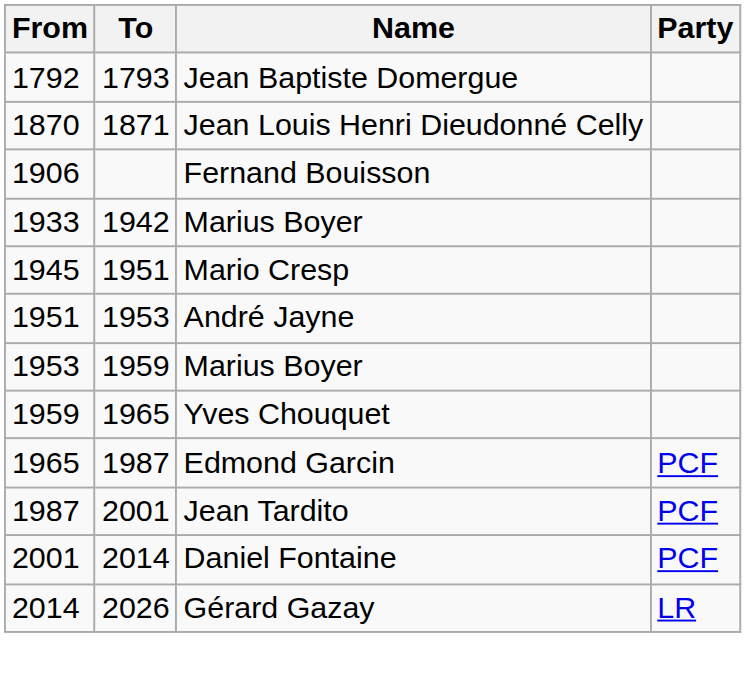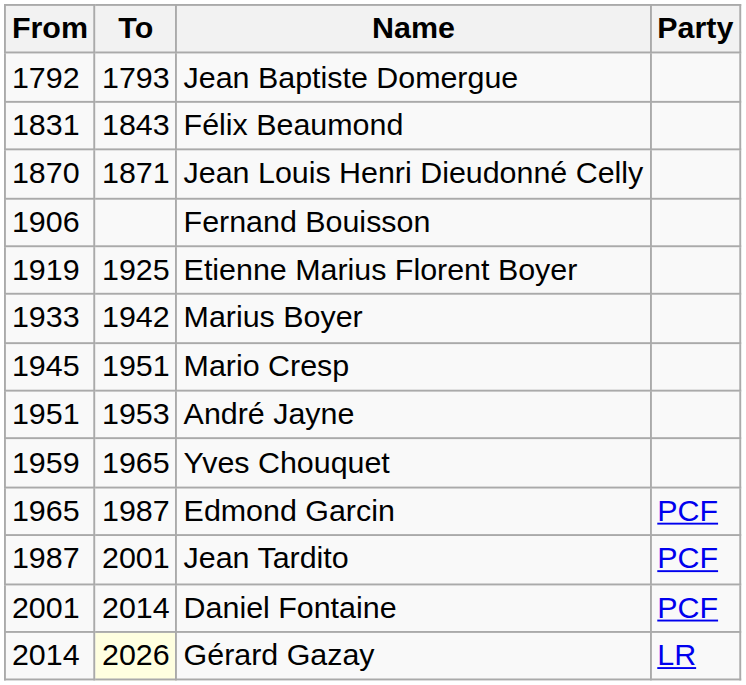+ row: (46, 125)
+ row: (46, 269)
- row: (46, 366)
(136, 607) no background -> (136, 655) lightyellow background
